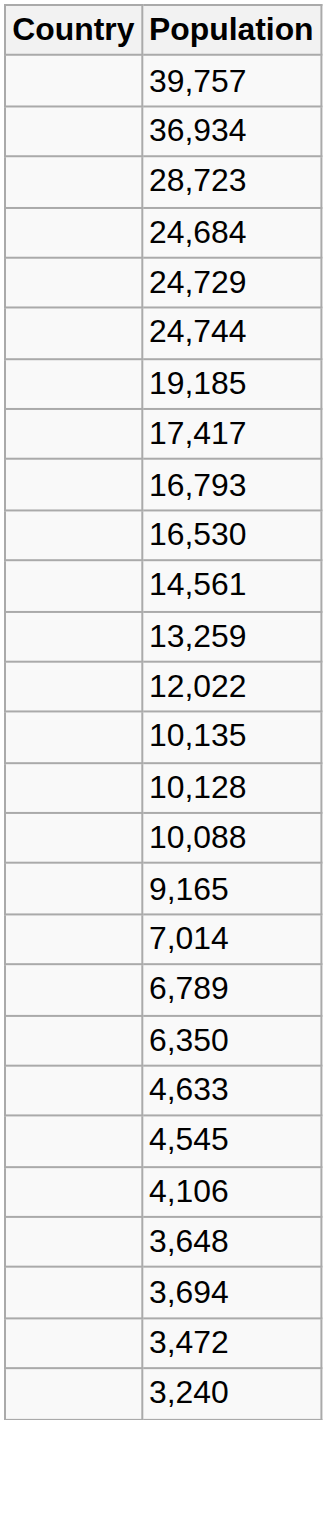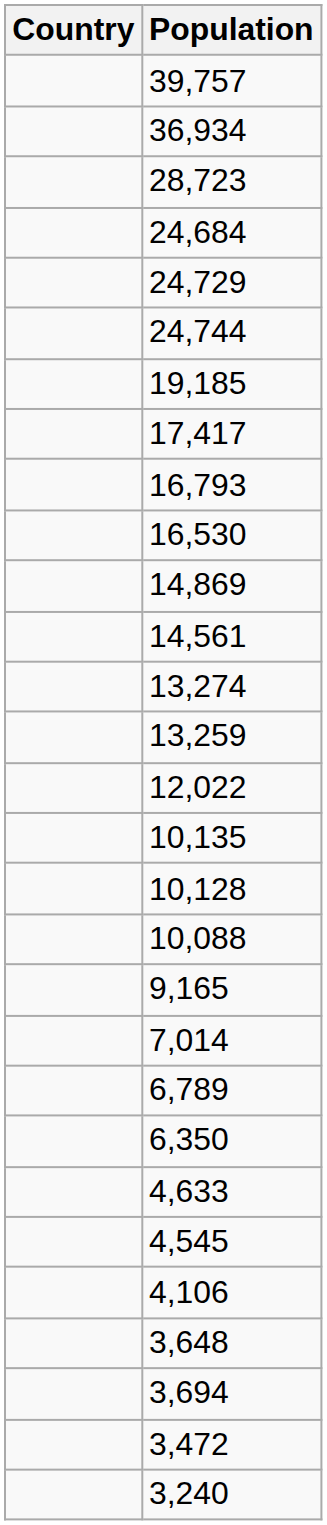+ row: (198, 585)
+ row: (198, 686)
